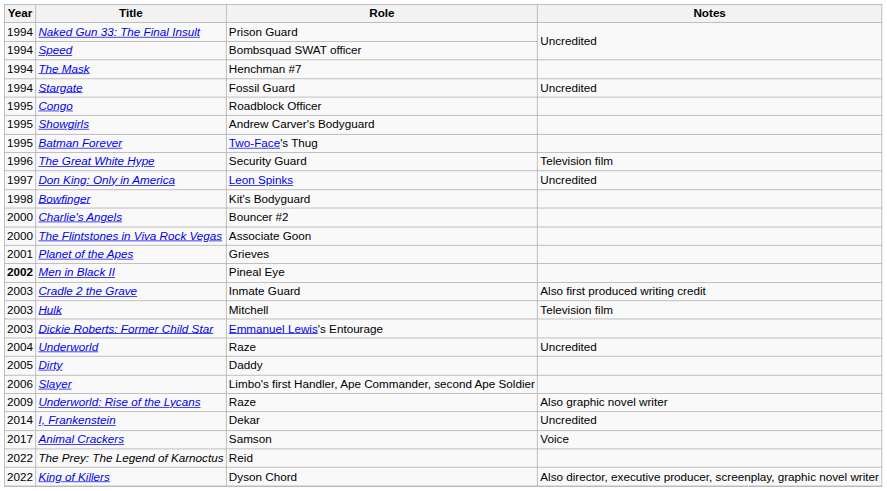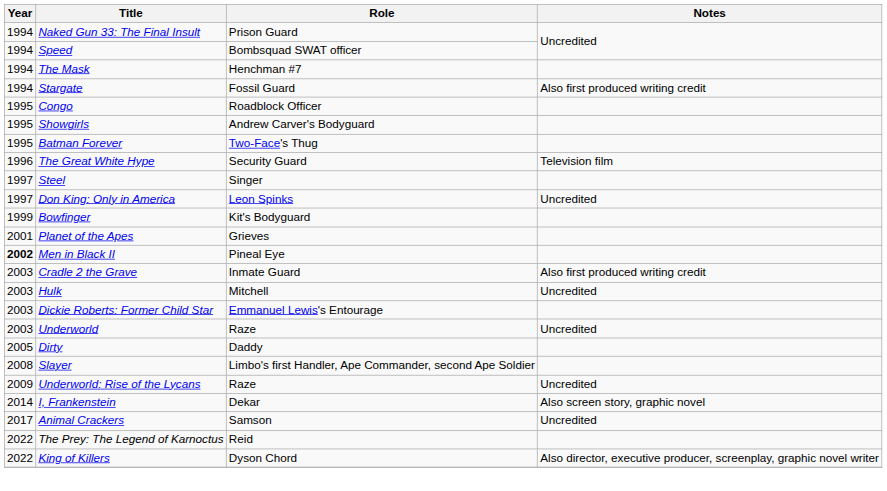(569, 87) Uncredited -> (623, 87) Also first produced writing credit
+ row: (52, 180)
(20, 198) 1998 -> (20, 217) 1999
- row: (80, 217)
- row: (130, 236)
(577, 310) Television film -> (569, 291) Uncredited
(20, 347) 2004 -> (20, 328) 2003
(20, 384) 2006 -> (20, 365) 2008
(604, 402) Also graphic novel writer -> (569, 384) Uncredited
(569, 421) Uncredited -> (623, 402) Also screen story, graphic novel
(555, 439) Voice -> (569, 421) Uncredited
